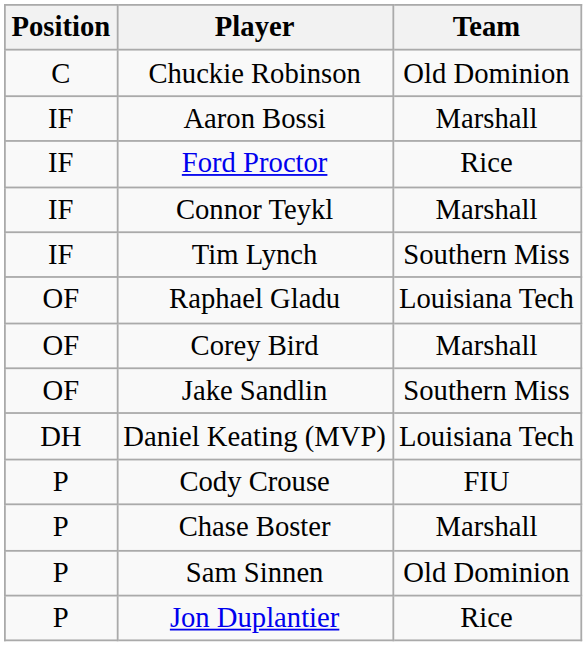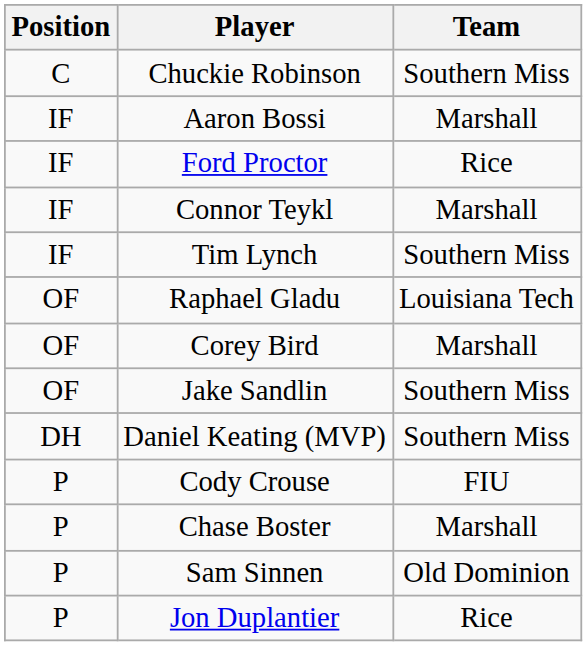(486, 72) Old Dominion -> (486, 72) Southern Miss
(486, 436) Louisiana Tech -> (486, 436) Southern Miss
